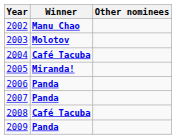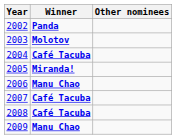(56, 26) Manu Chao -> (45, 26) Panda
(45, 84) Panda -> (56, 84) Manu Chao
(45, 98) Panda -> (61, 98) Café Tacuba
(45, 127) Panda -> (56, 127) Manu Chao
